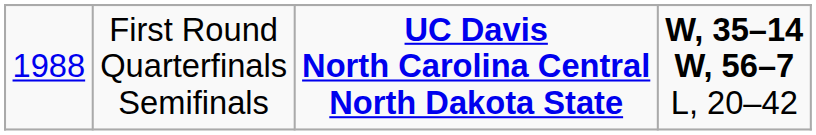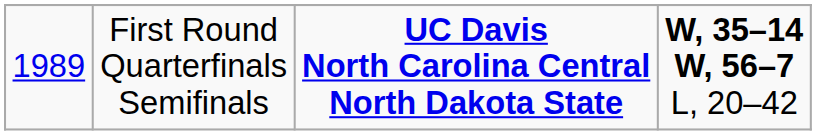(49, 67) 1988 -> (49, 67) 1989
